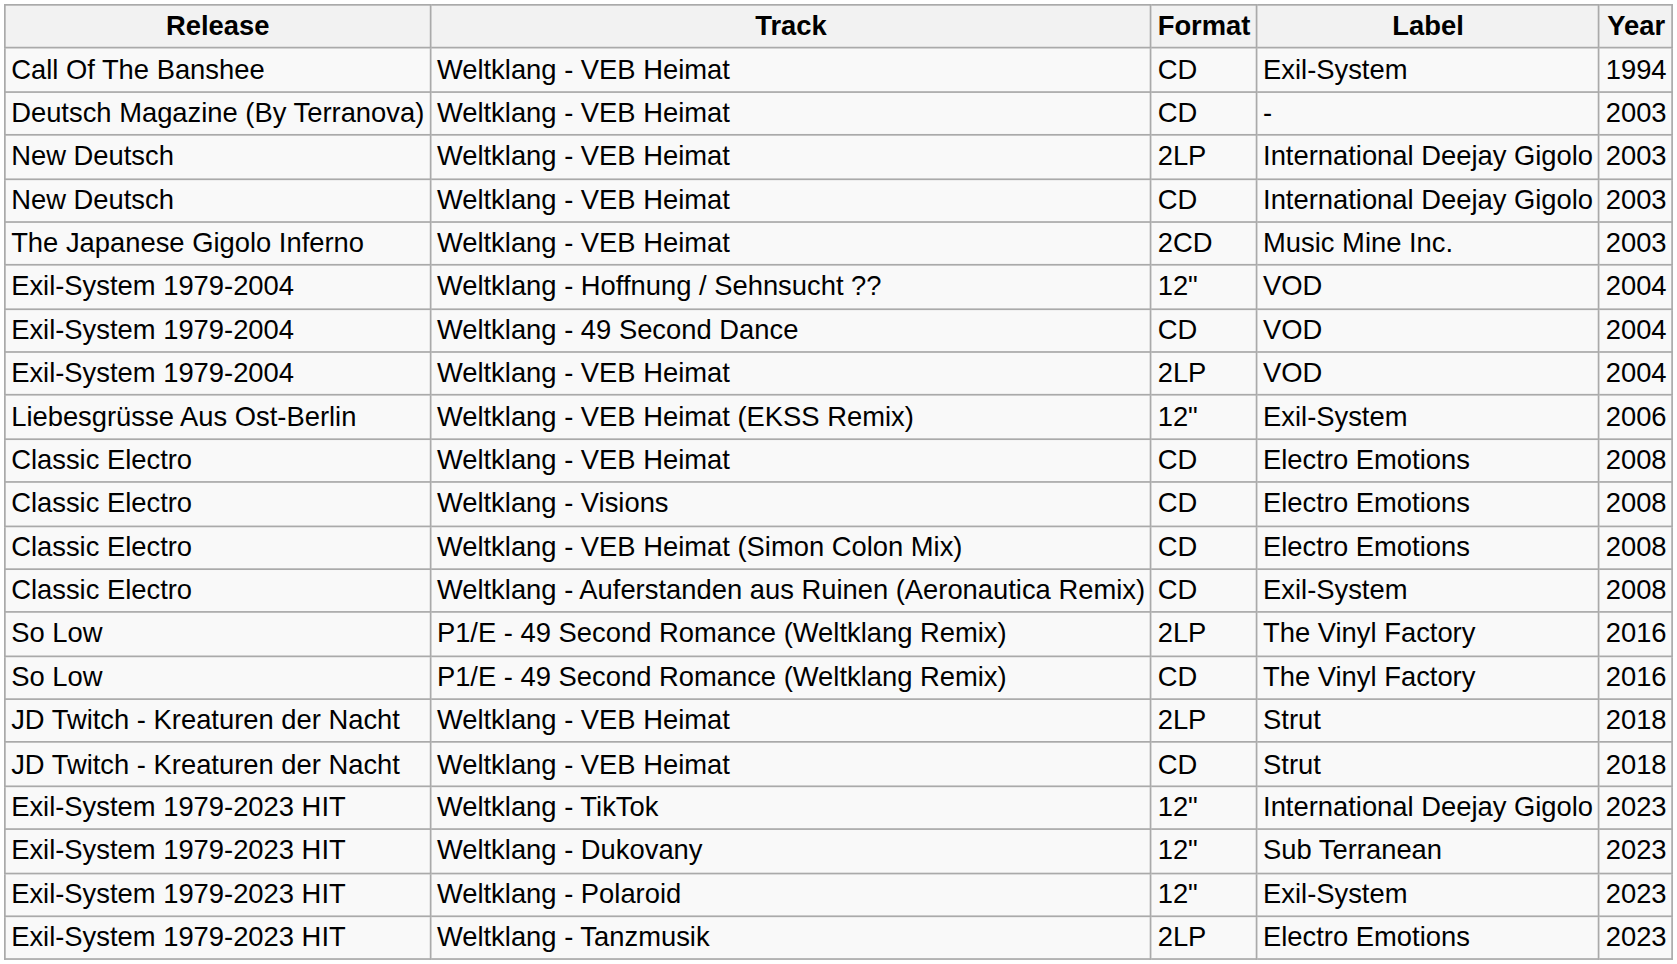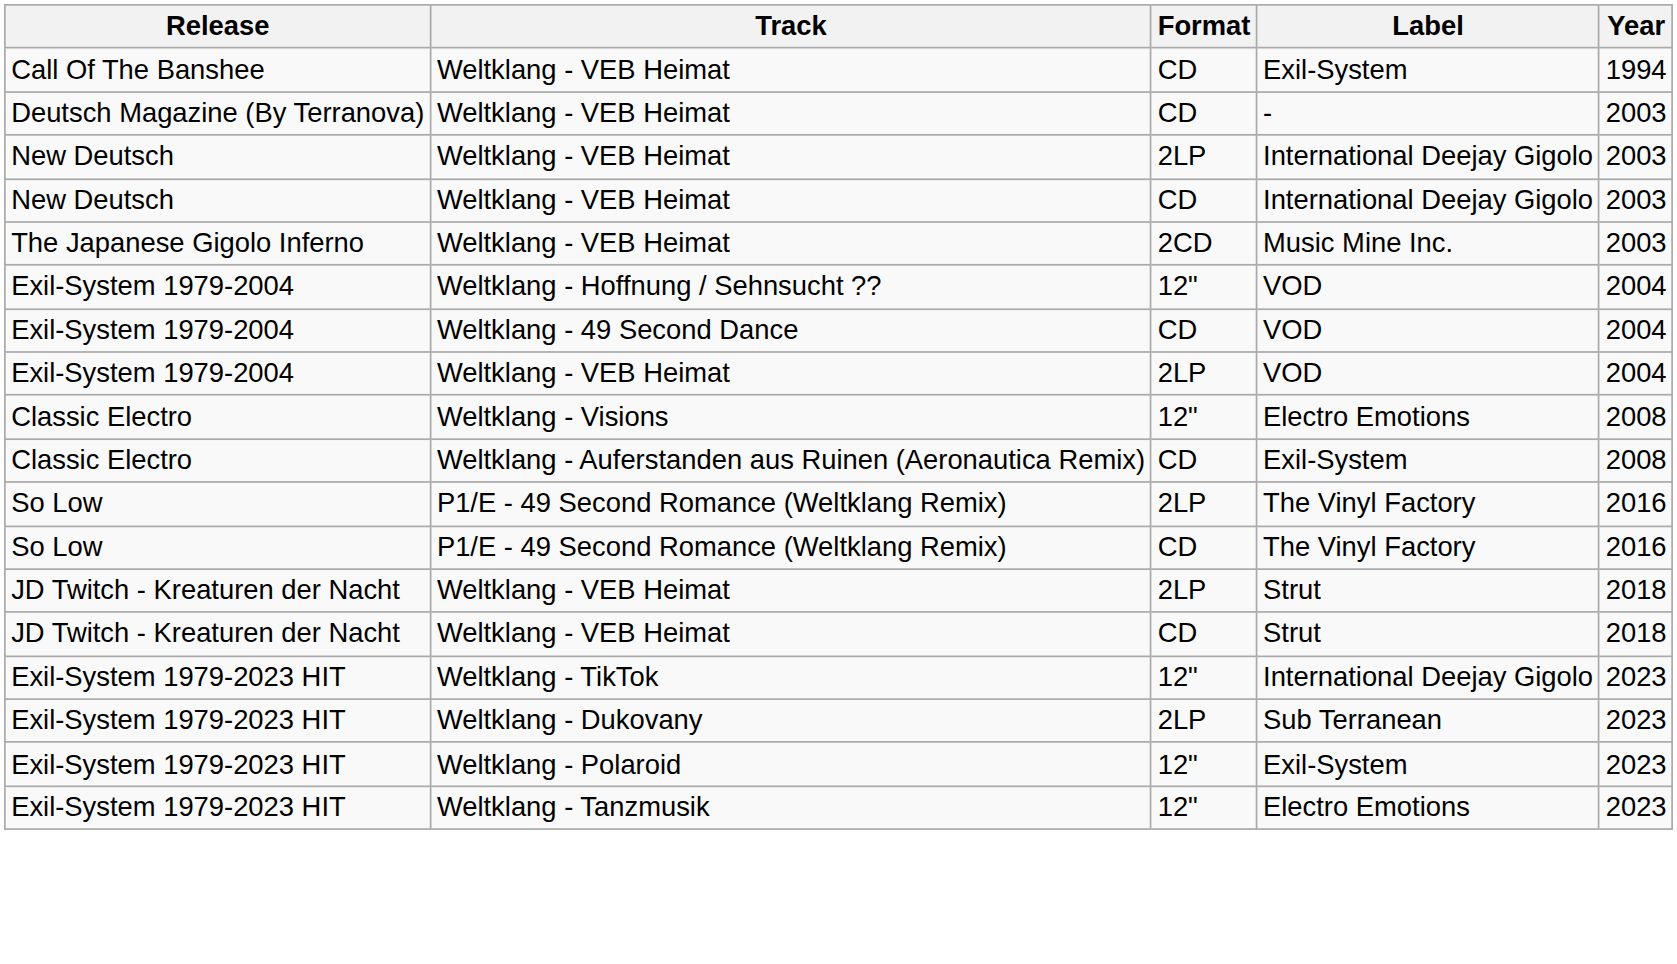- row: (184, 416)
- row: (102, 460)
(1177, 503) CD -> (1178, 416) 12"
- row: (102, 546)
(1178, 850) 12" -> (1182, 720) 2LP
(1182, 937) 2LP -> (1178, 807) 12"
